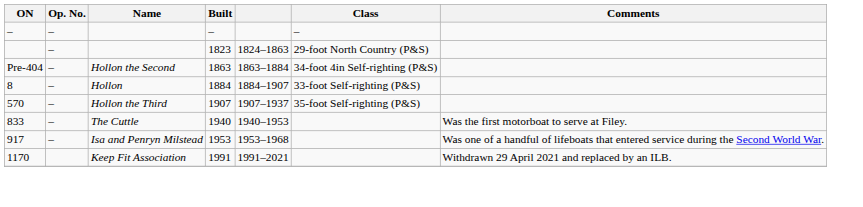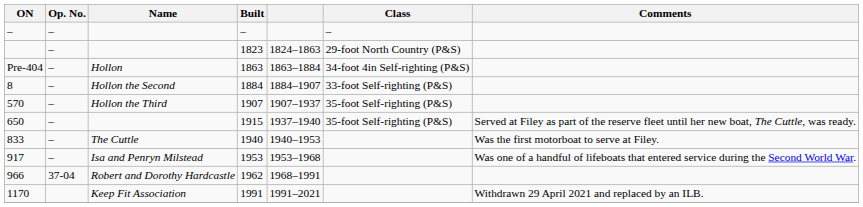(133, 67) Hollon the Second -> (107, 67) Hollon
(107, 85) Hollon -> (133, 85) Hollon the Second
+ row: (15, 121)
+ row: (15, 175)
